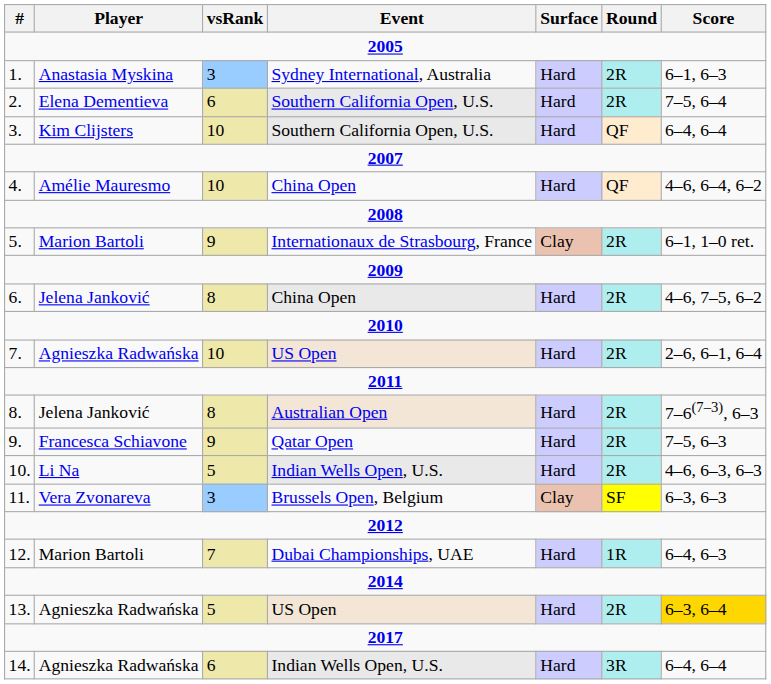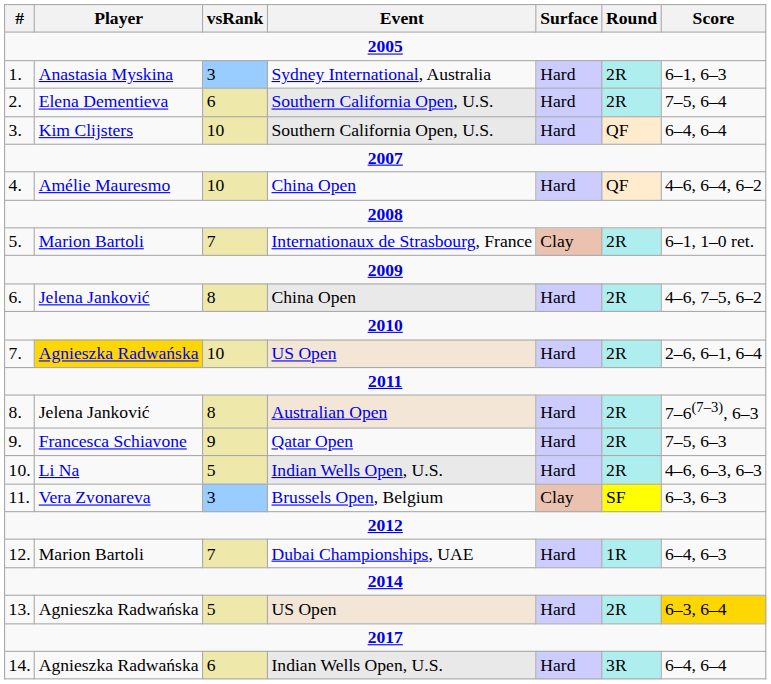(211, 241) 9 -> (211, 241) 7
(119, 353) no background -> (119, 353) gold background
